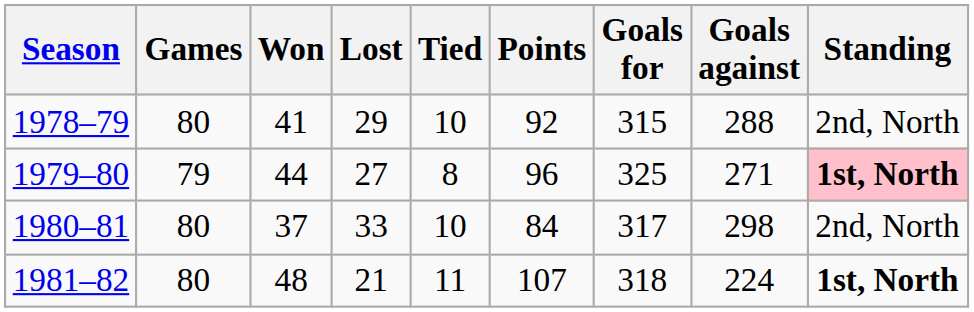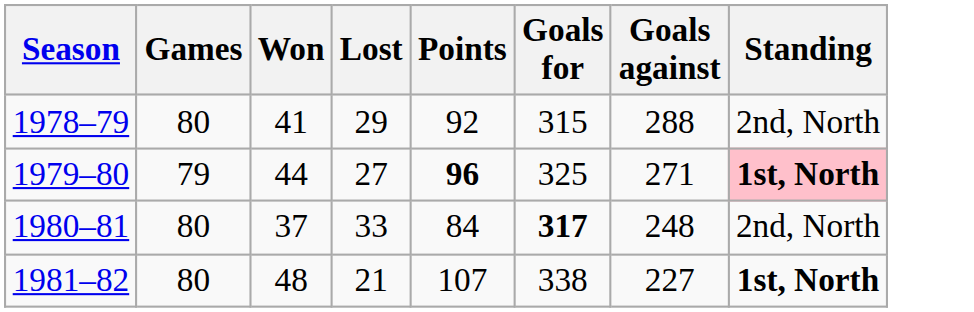- column: (450, 49)
(542, 173) normal -> (462, 173) bold
(642, 226) normal -> (563, 226) bold
(749, 226) 298 -> (670, 226) 248
(642, 279) 318 -> (563, 279) 338
(749, 279) 224 -> (670, 279) 227
